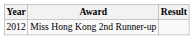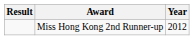columns swapped: (16, 12) <-> (174, 12)
